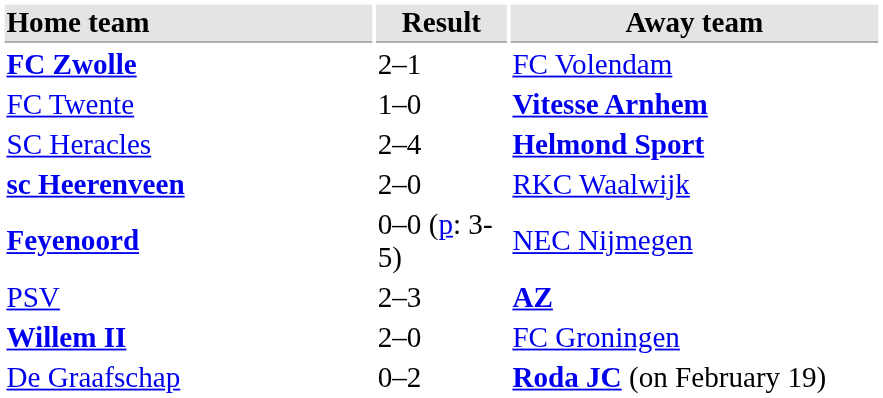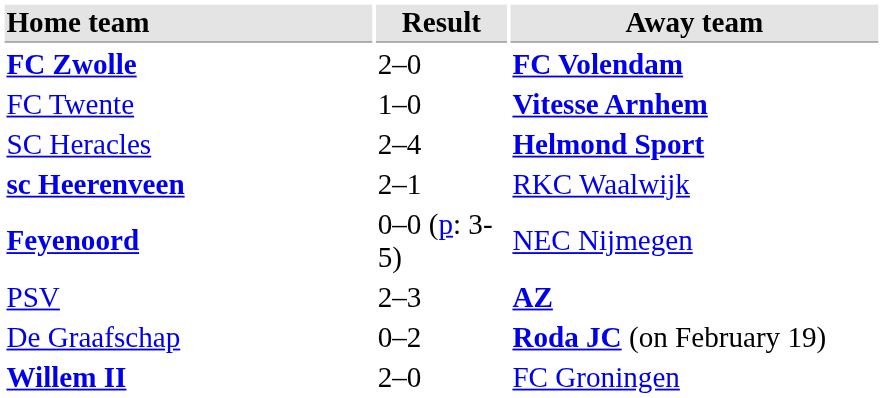(400, 64) 2–1 -> (400, 64) 2–0
(592, 64) normal -> (598, 64) bold
(400, 184) 2–0 -> (400, 184) 2–1
rows swapped: (66, 337) <-> (93, 377)
